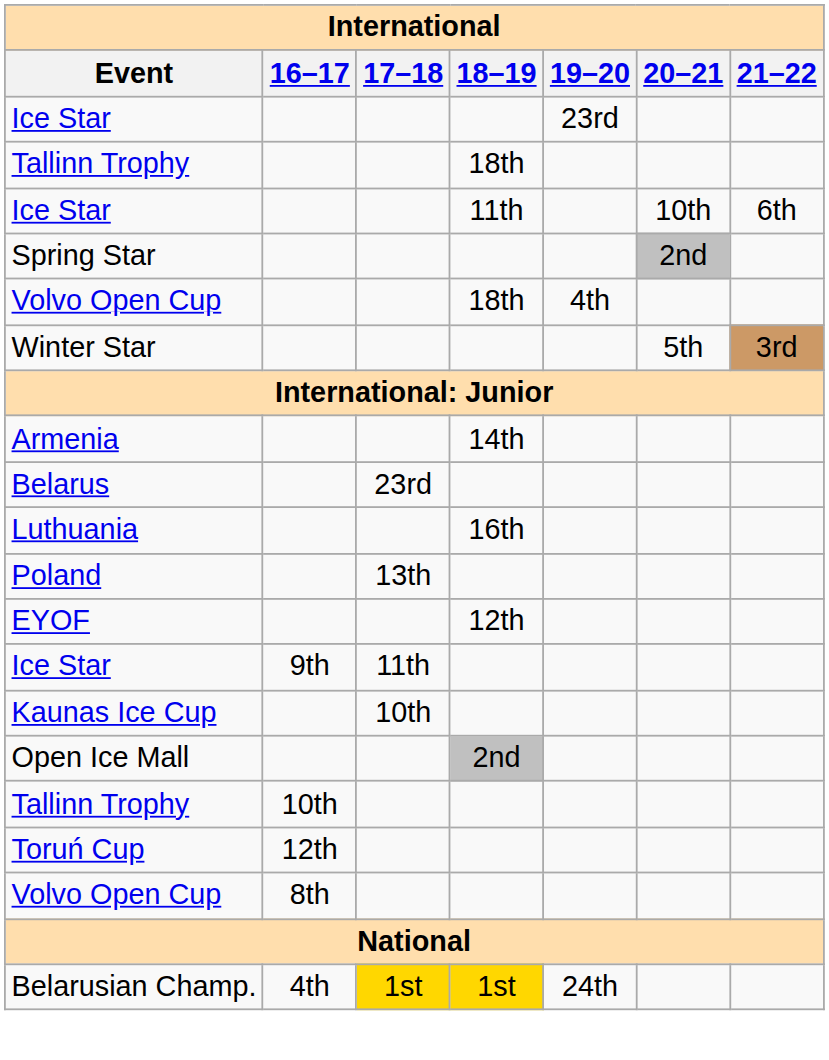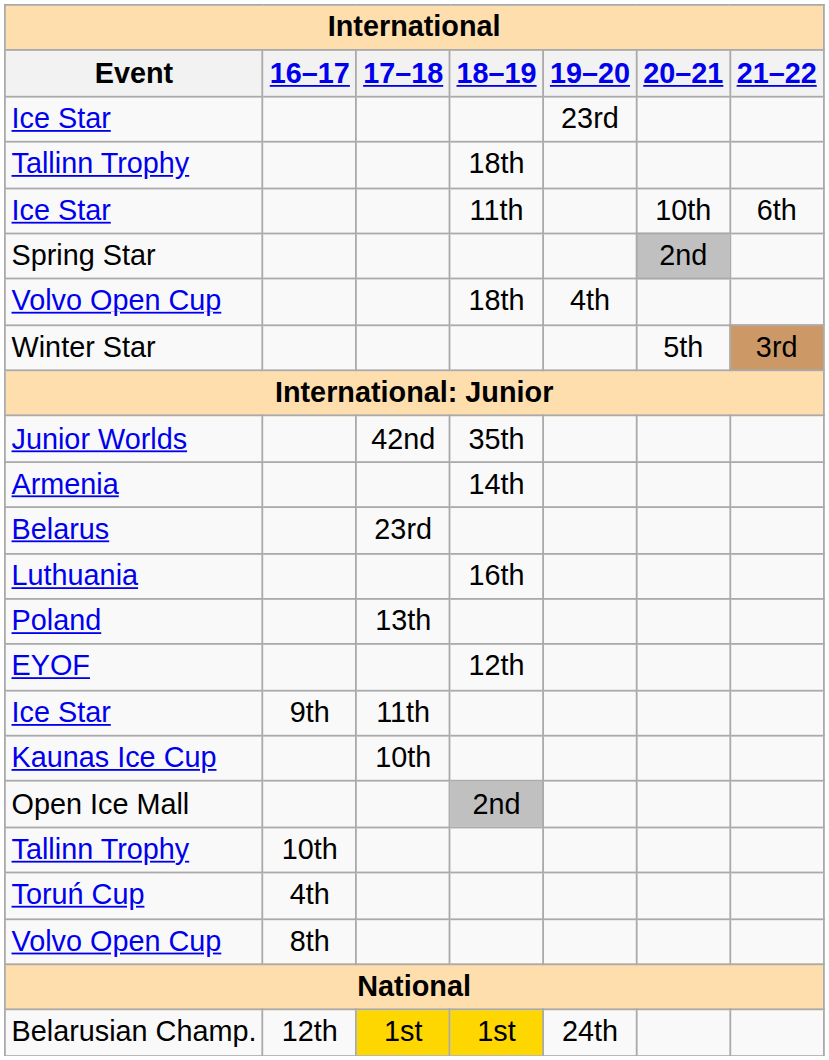+ row: (99, 438)
(310, 849) 12th -> (310, 895) 4th
(310, 986) 4th -> (310, 1032) 12th
